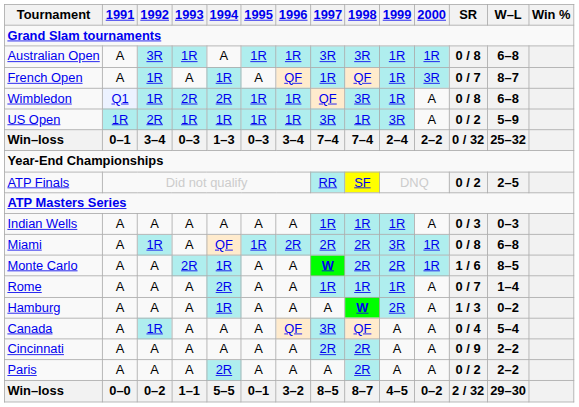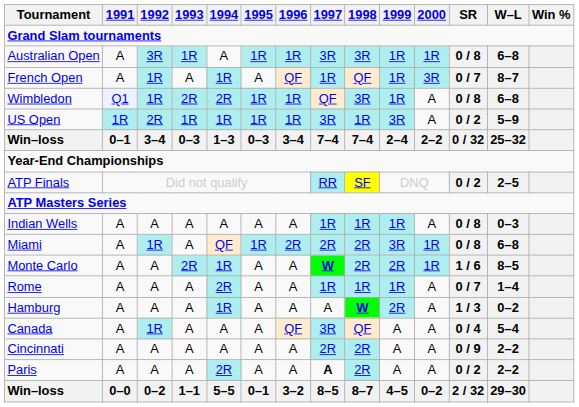(468, 223) 0 / 3 -> (468, 223) 0 / 8
(328, 369) normal -> (328, 369) bold
